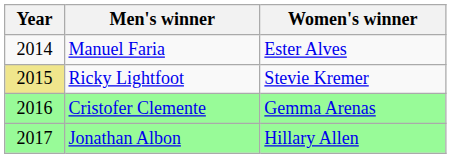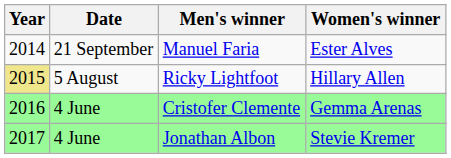+ column: (104, 19)
(317, 79) Stevie Kremer -> (357, 79) Hillary Allen
(312, 138) Hillary Allen -> (362, 138) Stevie Kremer
